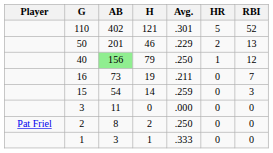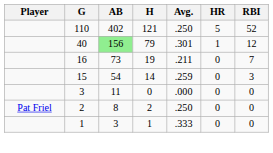(184, 28) .301 -> (184, 28) .250
- row: (82, 44)
(184, 60) .250 -> (184, 44) .301
